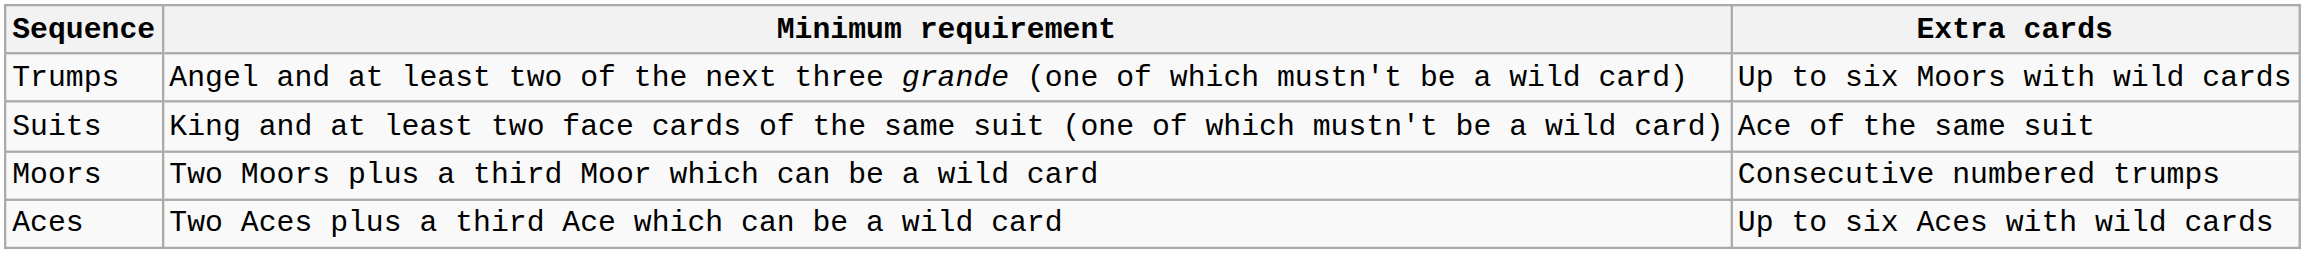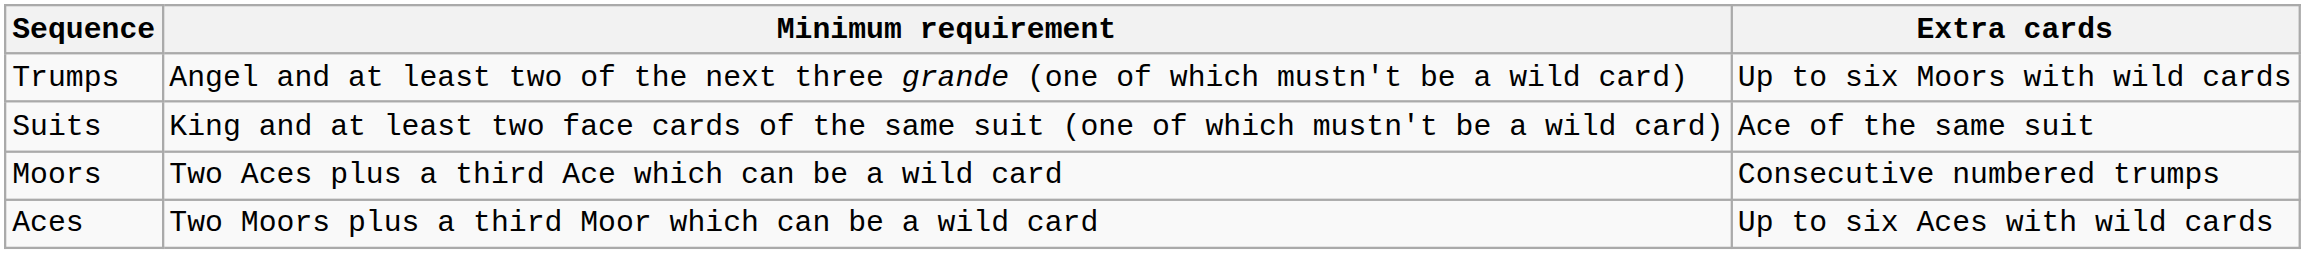(634, 175) Two Moors plus a third Moor which can be a wild card -> (616, 175) Two Aces plus a third Ace which can be a wild card
(616, 223) Two Aces plus a third Ace which can be a wild card -> (634, 223) Two Moors plus a third Moor which can be a wild card
